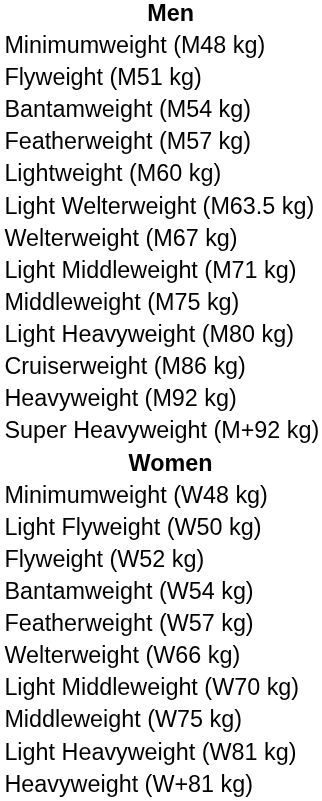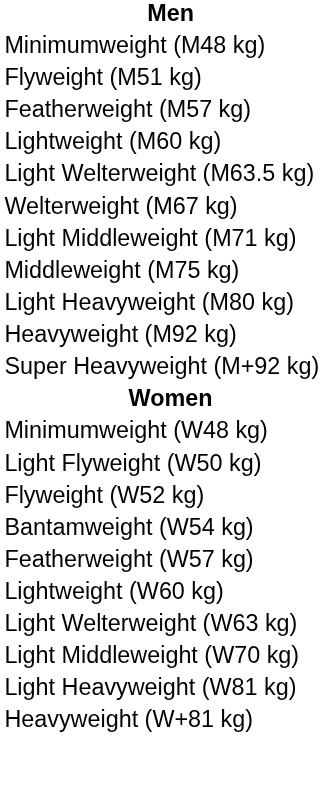- row: (128, 109)
- row: (125, 366)
+ row: (114, 591)
+ row: (151, 623)
- row: (122, 655)
- row: (123, 719)
